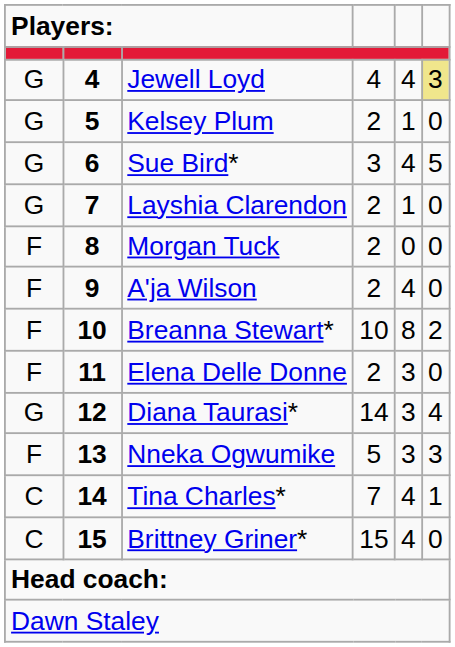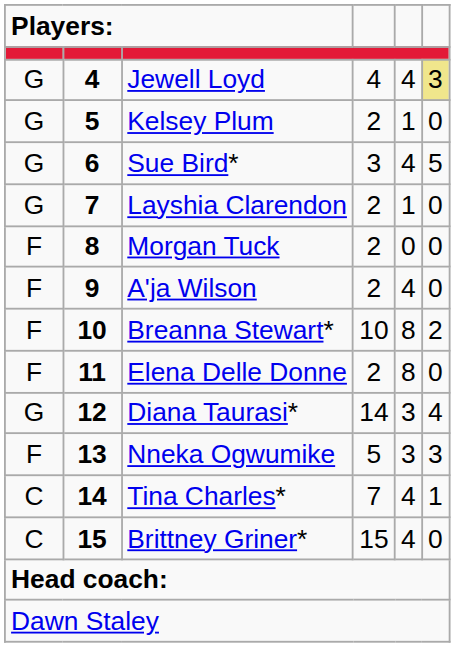(408, 371) 3 -> (408, 371) 8
